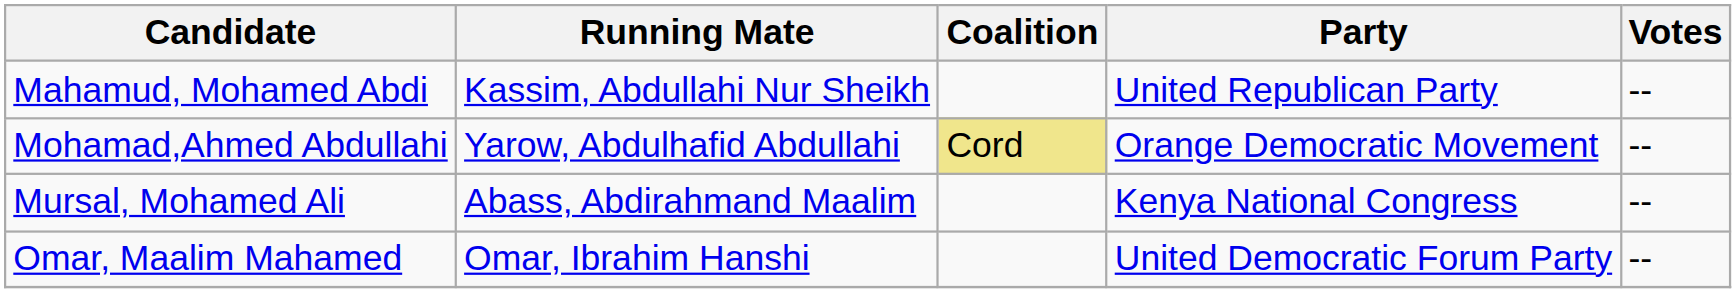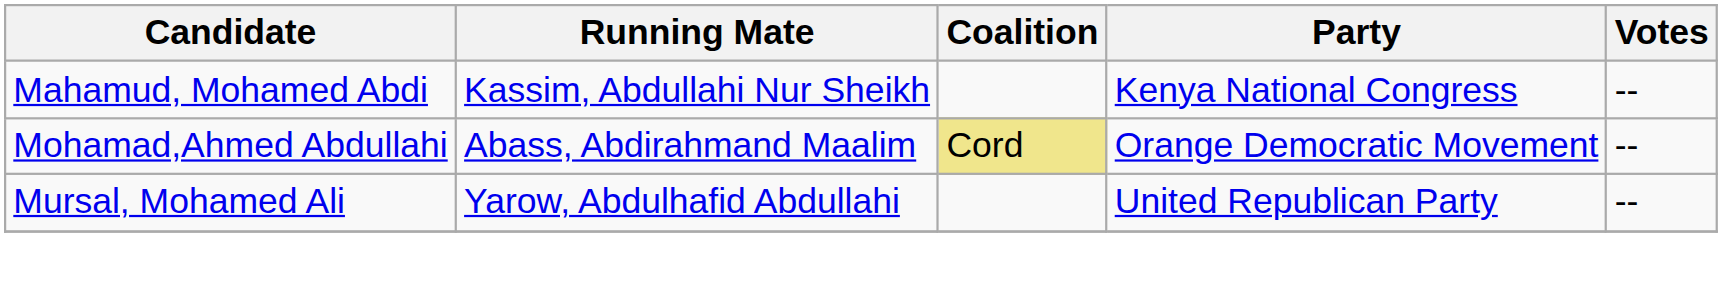(1306, 88) United Republican Party -> (1316, 88) Kenya National Congress
(682, 145) Yarow, Abdulhafid Abdullahi -> (690, 145) Abass, Abdirahmand Maalim
(690, 201) Abass, Abdirahmand Maalim -> (682, 201) Yarow, Abdulhafid Abdullahi
(1316, 201) Kenya National Congress -> (1306, 201) United Republican Party
- row: (208, 257)
